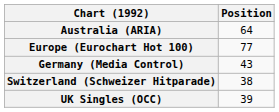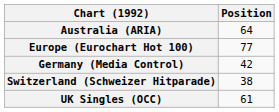(246, 64) 43 -> (246, 64) 42
(246, 99) 39 -> (246, 99) 61
